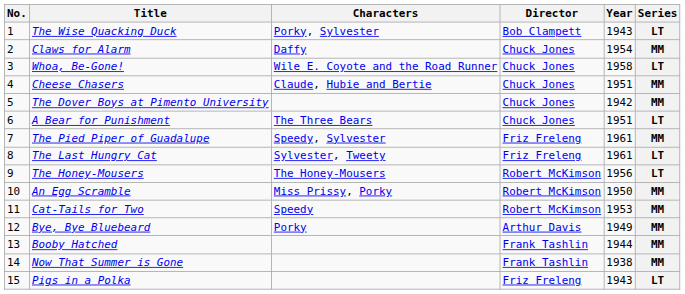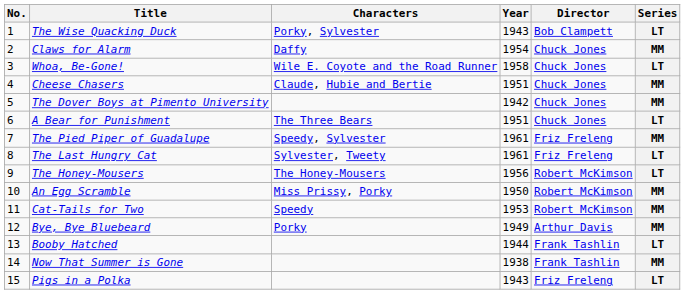columns swapped: (620, 13) <-> (552, 13)
(658, 245) MM -> (658, 245) LT
